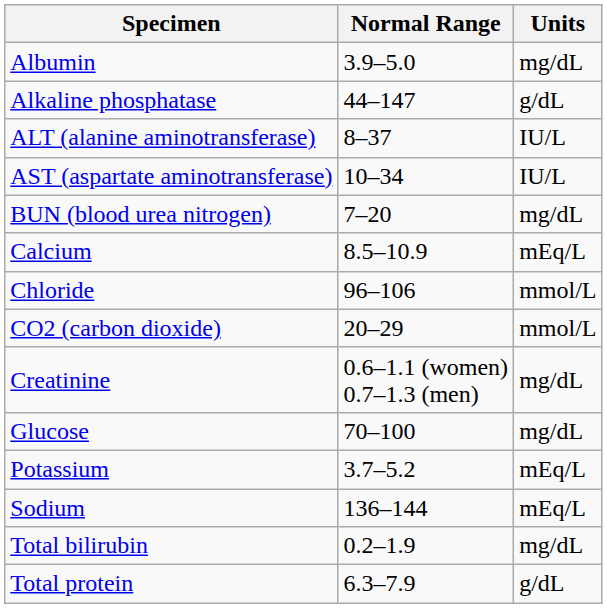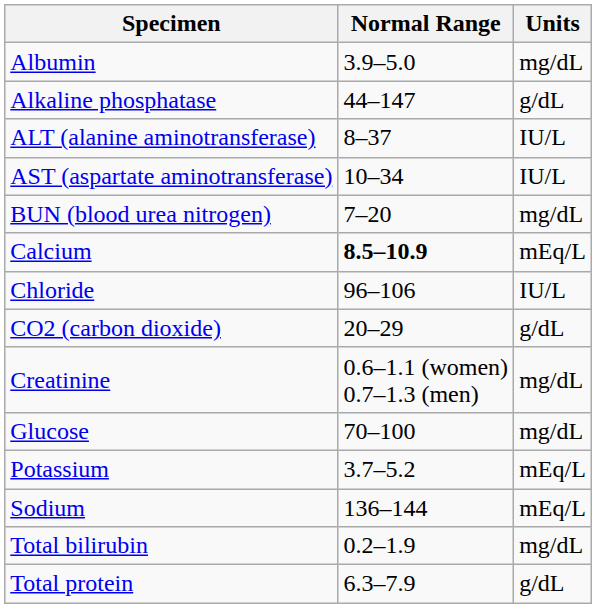(385, 251) normal -> (385, 251) bold
(558, 289) mmol/L -> (542, 289) IU/L
(558, 328) mmol/L -> (542, 328) g/dL
